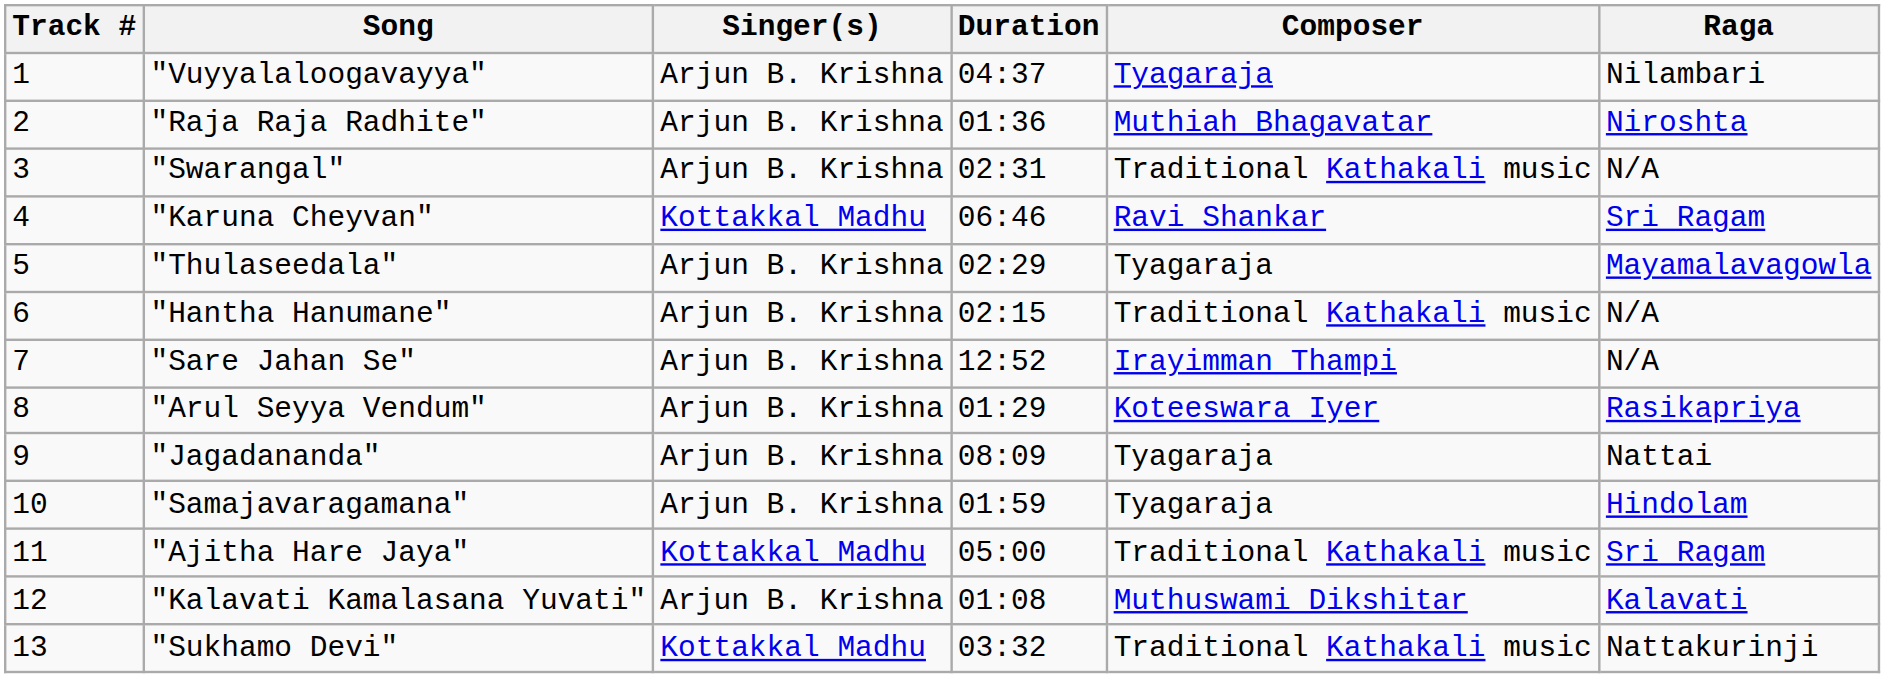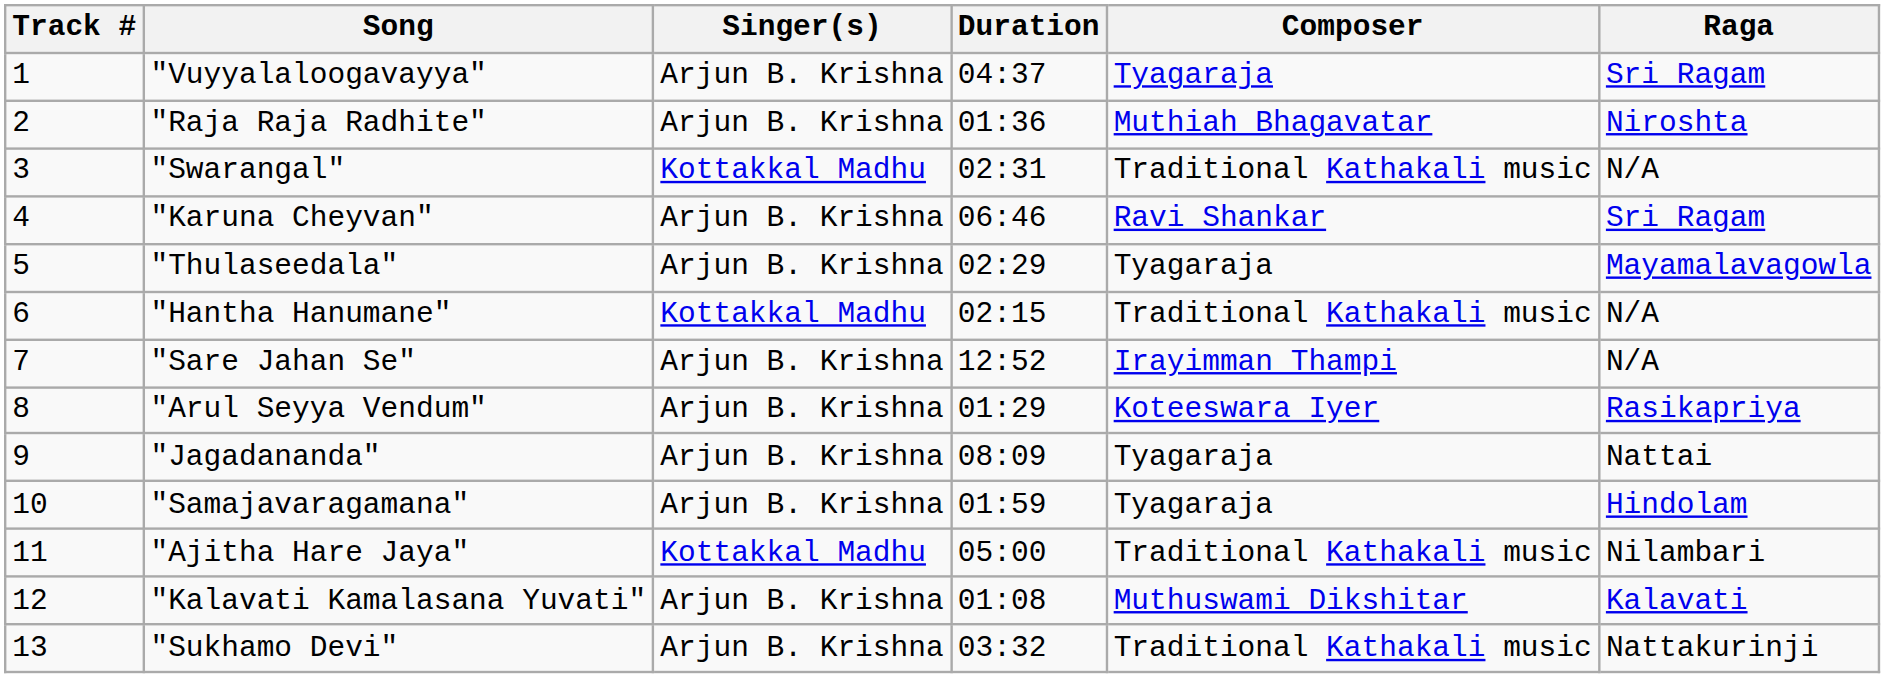(1686, 77) Nilambari -> (1686, 77) Sri Ragam
(802, 172) Arjun B. Krishna -> (793, 172) Kottakkal Madhu
(793, 220) Kottakkal Madhu -> (802, 220) Arjun B. Krishna
(802, 315) Arjun B. Krishna -> (793, 315) Kottakkal Madhu
(1686, 554) Sri Ragam -> (1686, 554) Nilambari
(793, 649) Kottakkal Madhu -> (802, 649) Arjun B. Krishna
